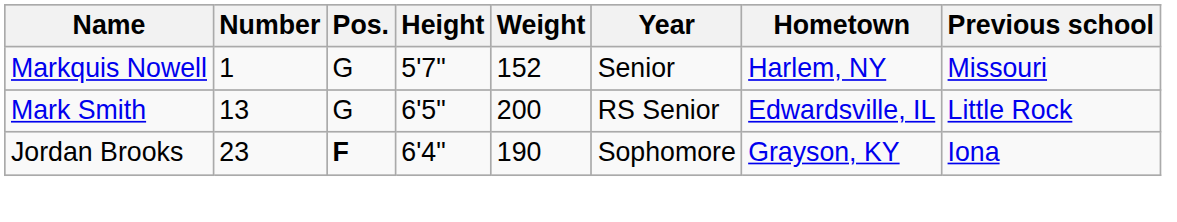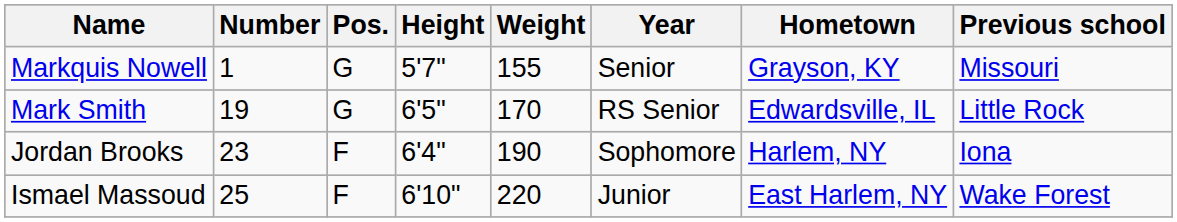(519, 68) 152 -> (519, 68) 155
(817, 68) Harlem, NY -> (824, 68) Grayson, KY
(234, 110) 13 -> (234, 110) 19
(519, 110) 200 -> (519, 110) 170
(341, 152) bold -> (341, 152) normal
(824, 152) Grayson, KY -> (817, 152) Harlem, NY
+ row: (108, 195)
